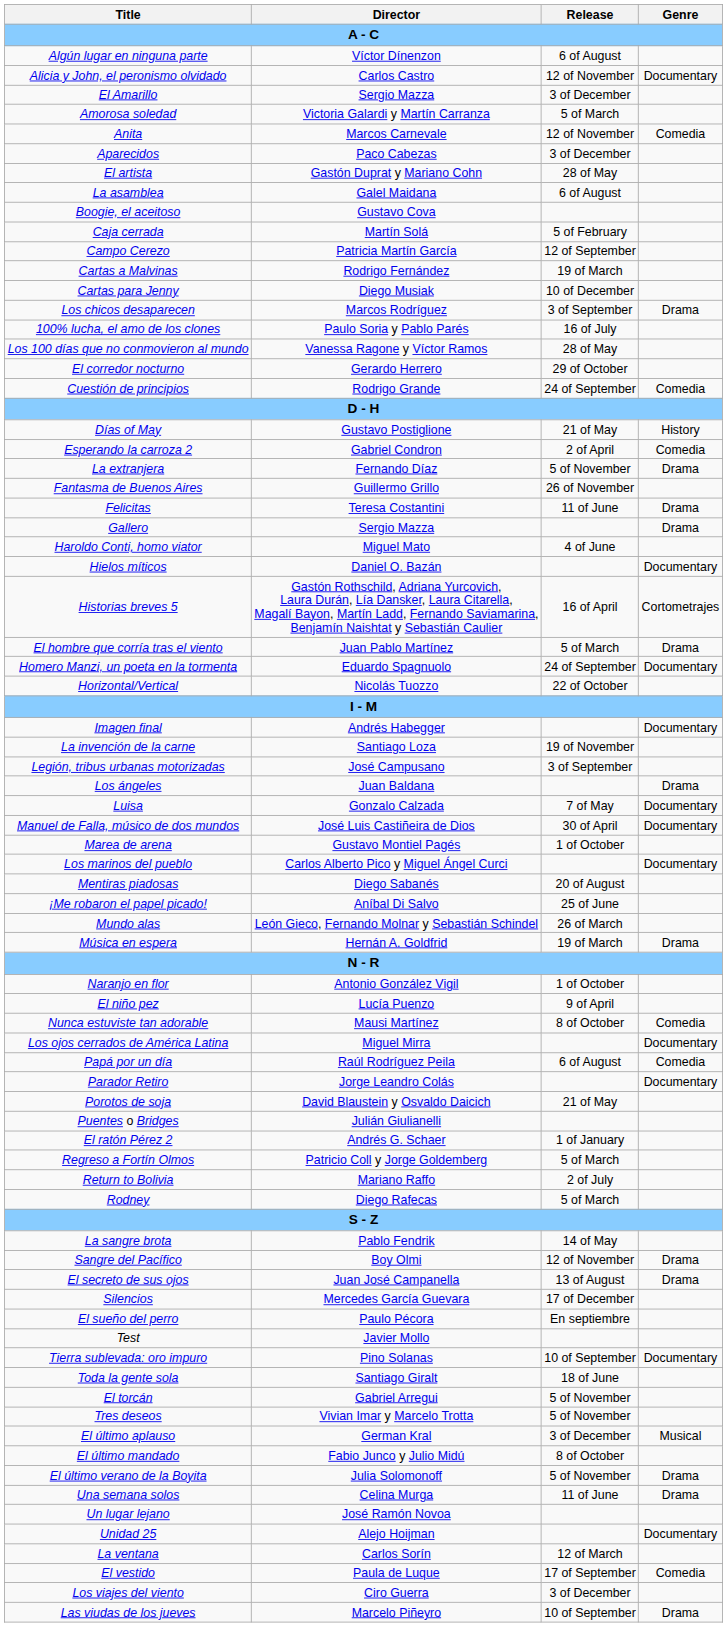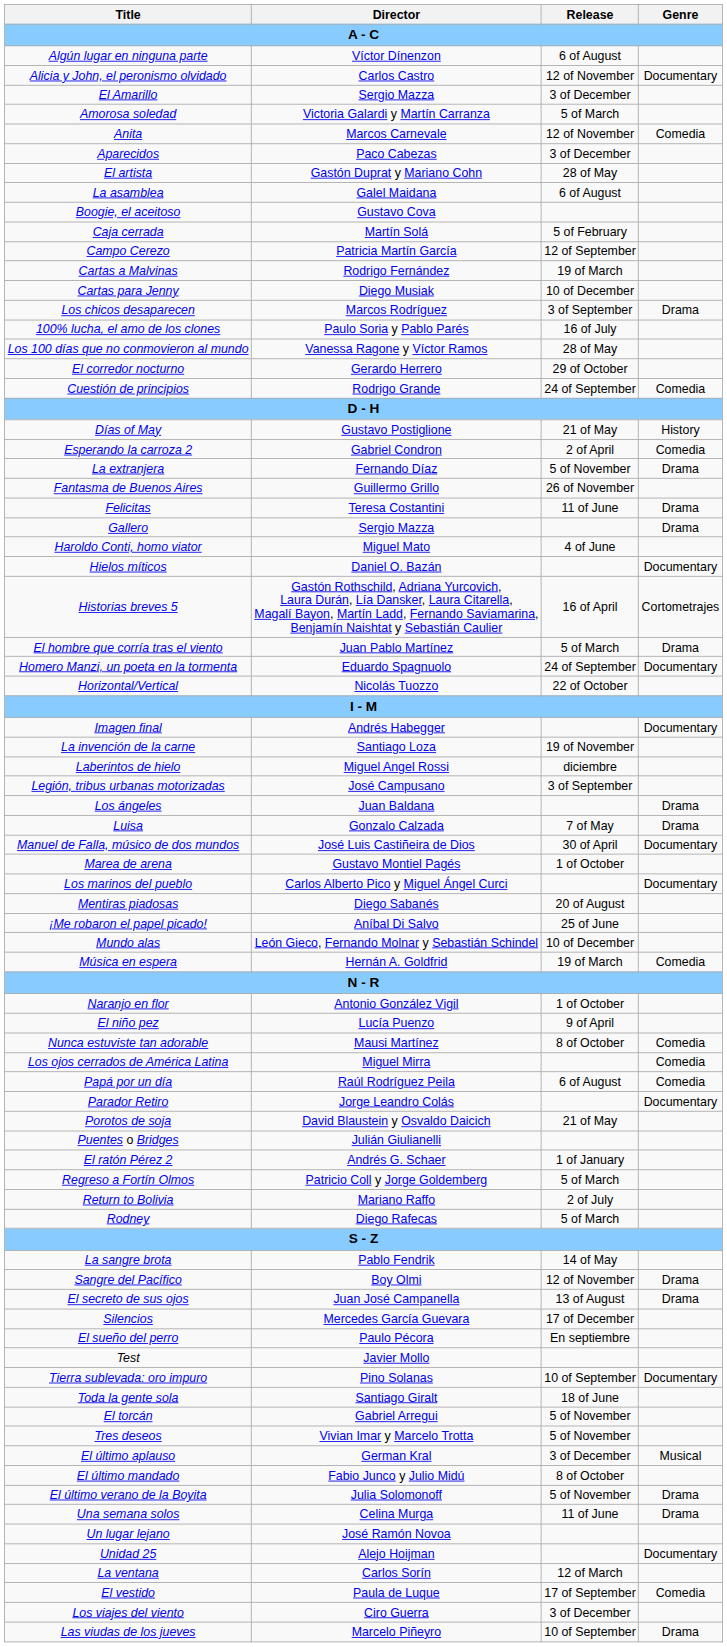+ row: (128, 767)
(680, 806) Documentary -> (680, 826) Drama
(590, 923) 26 of March -> (590, 943) 10 of December
(680, 943) Drama -> (680, 962) Comedia
(680, 1043) Documentary -> (680, 1063) Comedia
